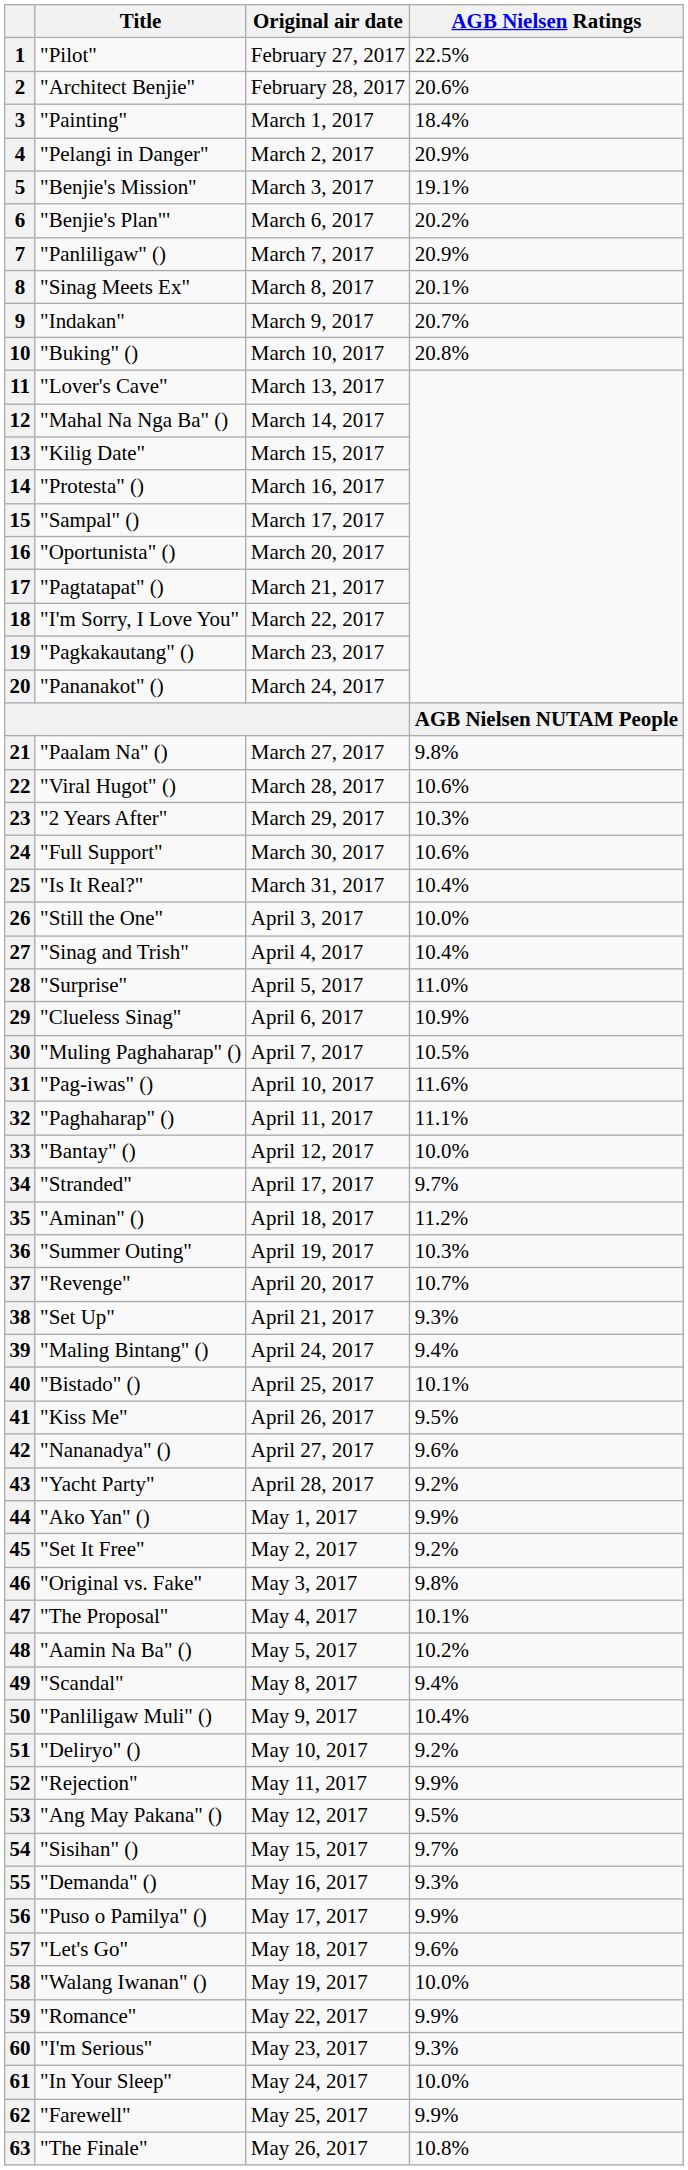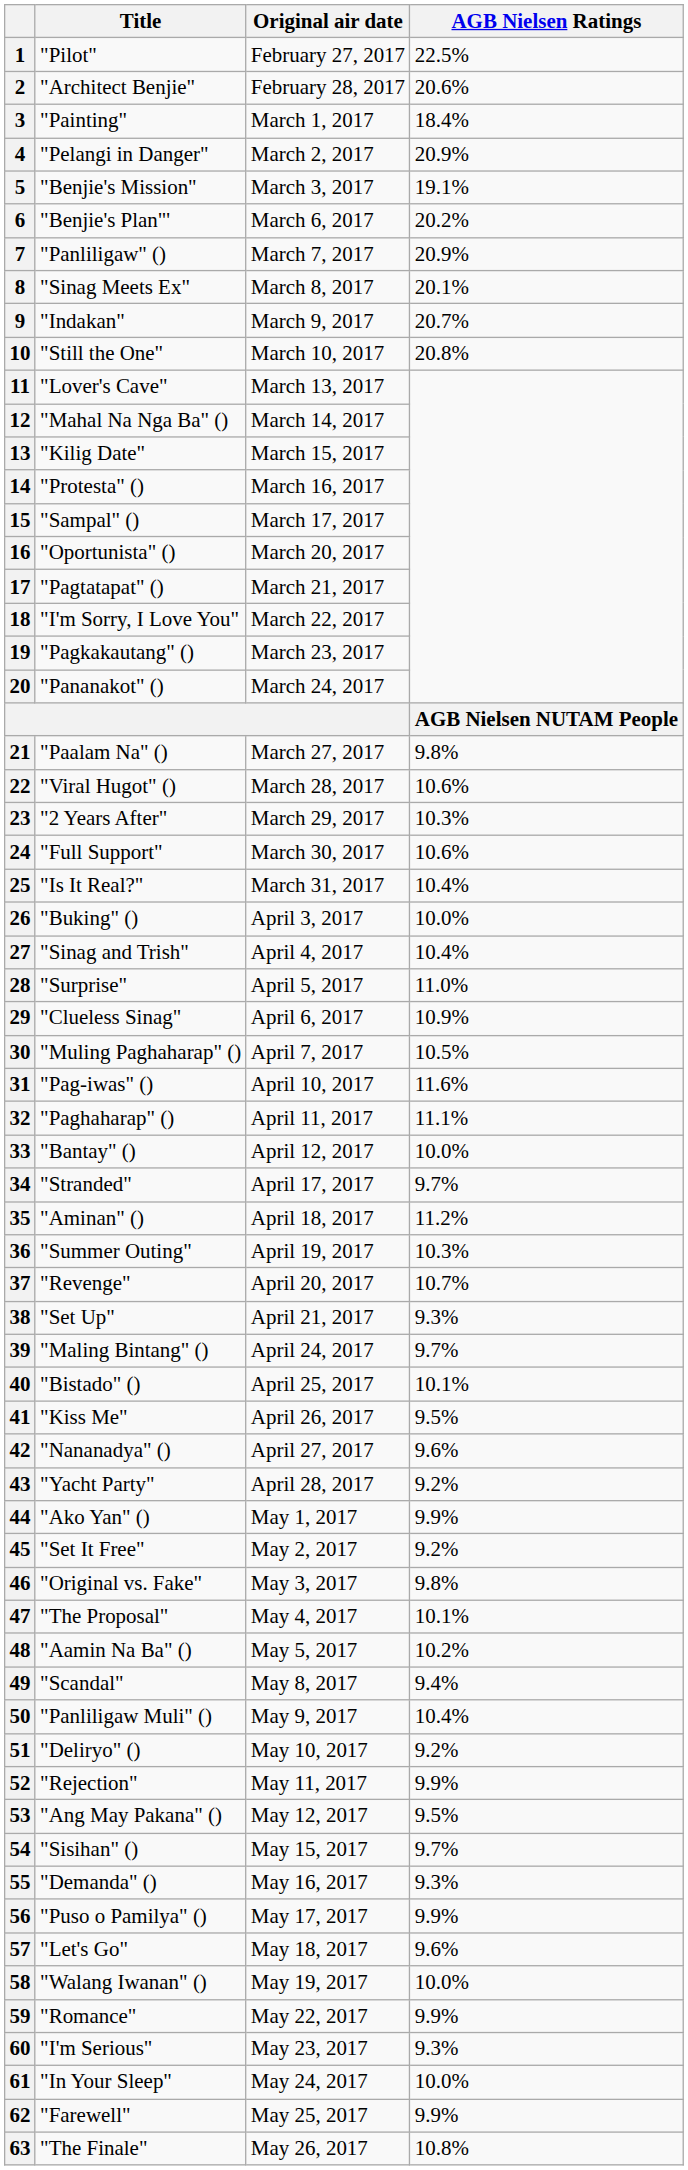(89, 353) "Buking" () -> (102, 353) "Still the One"
(102, 918) "Still the One" -> (89, 918) "Buking" ()
(437, 1350) 9.4% -> (437, 1350) 9.7%
